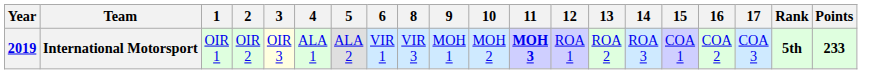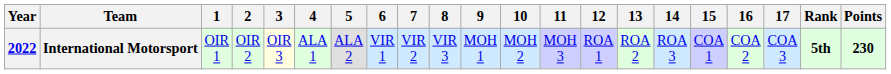+ column: (414, 16)
(22, 48) 2019 -> (22, 48) 2022
(530, 48) bold -> (560, 48) normal
(834, 48) 233 -> (863, 48) 230
